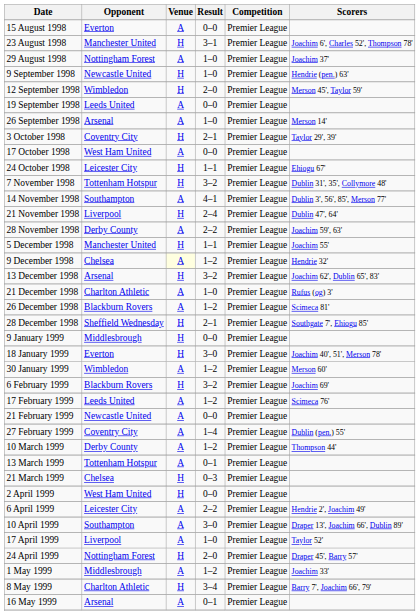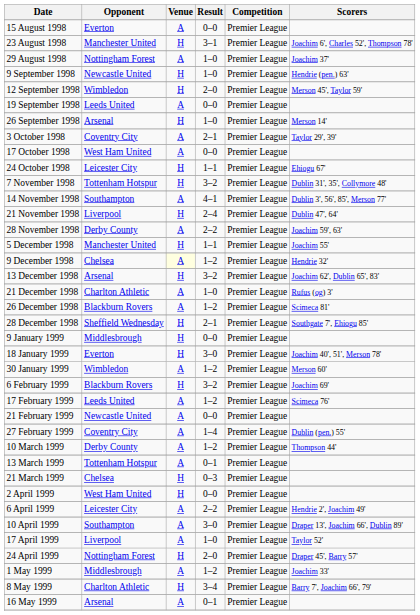(181, 121) A -> (181, 121) H
(181, 136) H -> (181, 136) A
